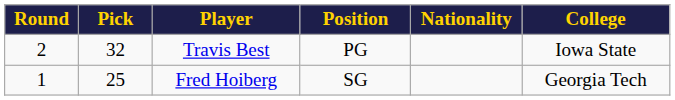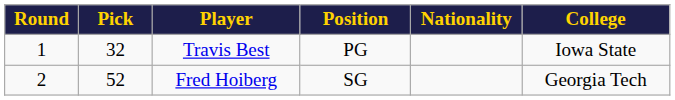(42, 49) 2 -> (42, 49) 1
(42, 79) 1 -> (42, 79) 2
(115, 79) 25 -> (115, 79) 52
